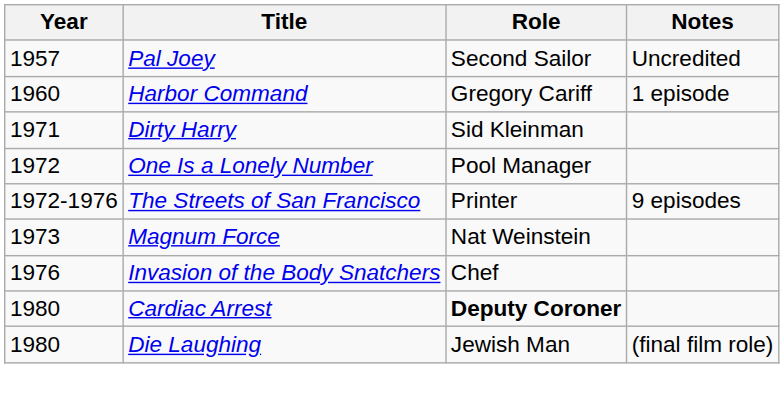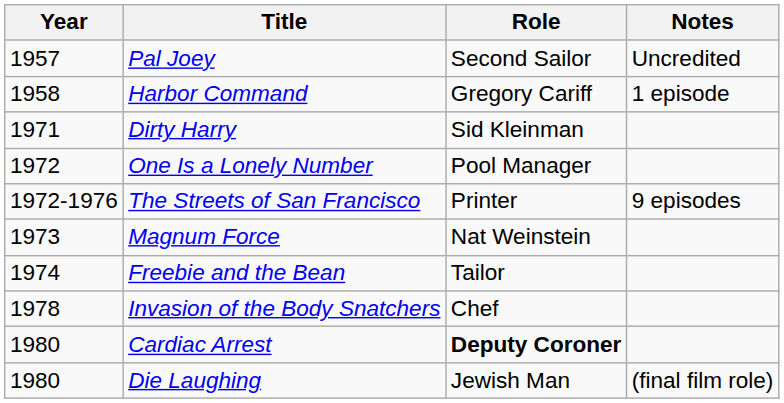(35, 93) 1960 -> (35, 93) 1958
+ row: (237, 272)
(35, 272) 1976 -> (35, 308) 1978
